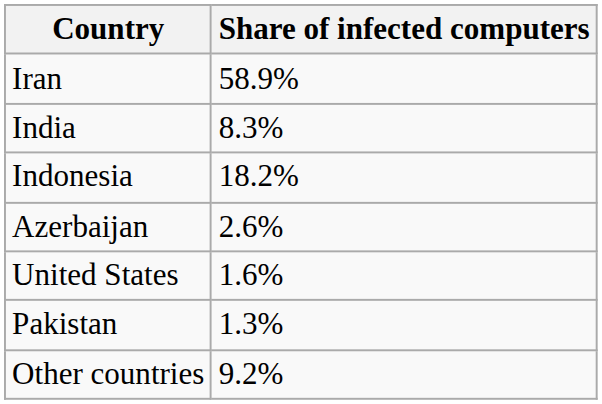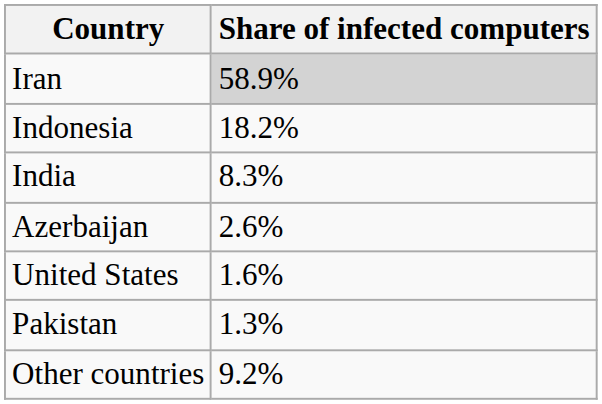(259, 78) no background -> (259, 78) lightgrey background
rows swapped: (72, 176) <-> (44, 127)
